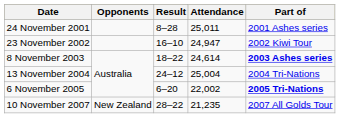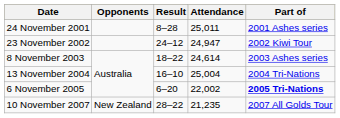(170, 43) 16–10 -> (170, 43) 24–12
(290, 58) bold -> (288, 58) normal
(170, 74) 24–12 -> (170, 74) 16–10
